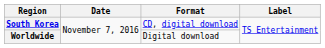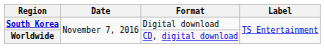(190, 24) CD, digital download -> (181, 24) Digital download
(181, 37) Digital download -> (190, 37) CD, digital download
